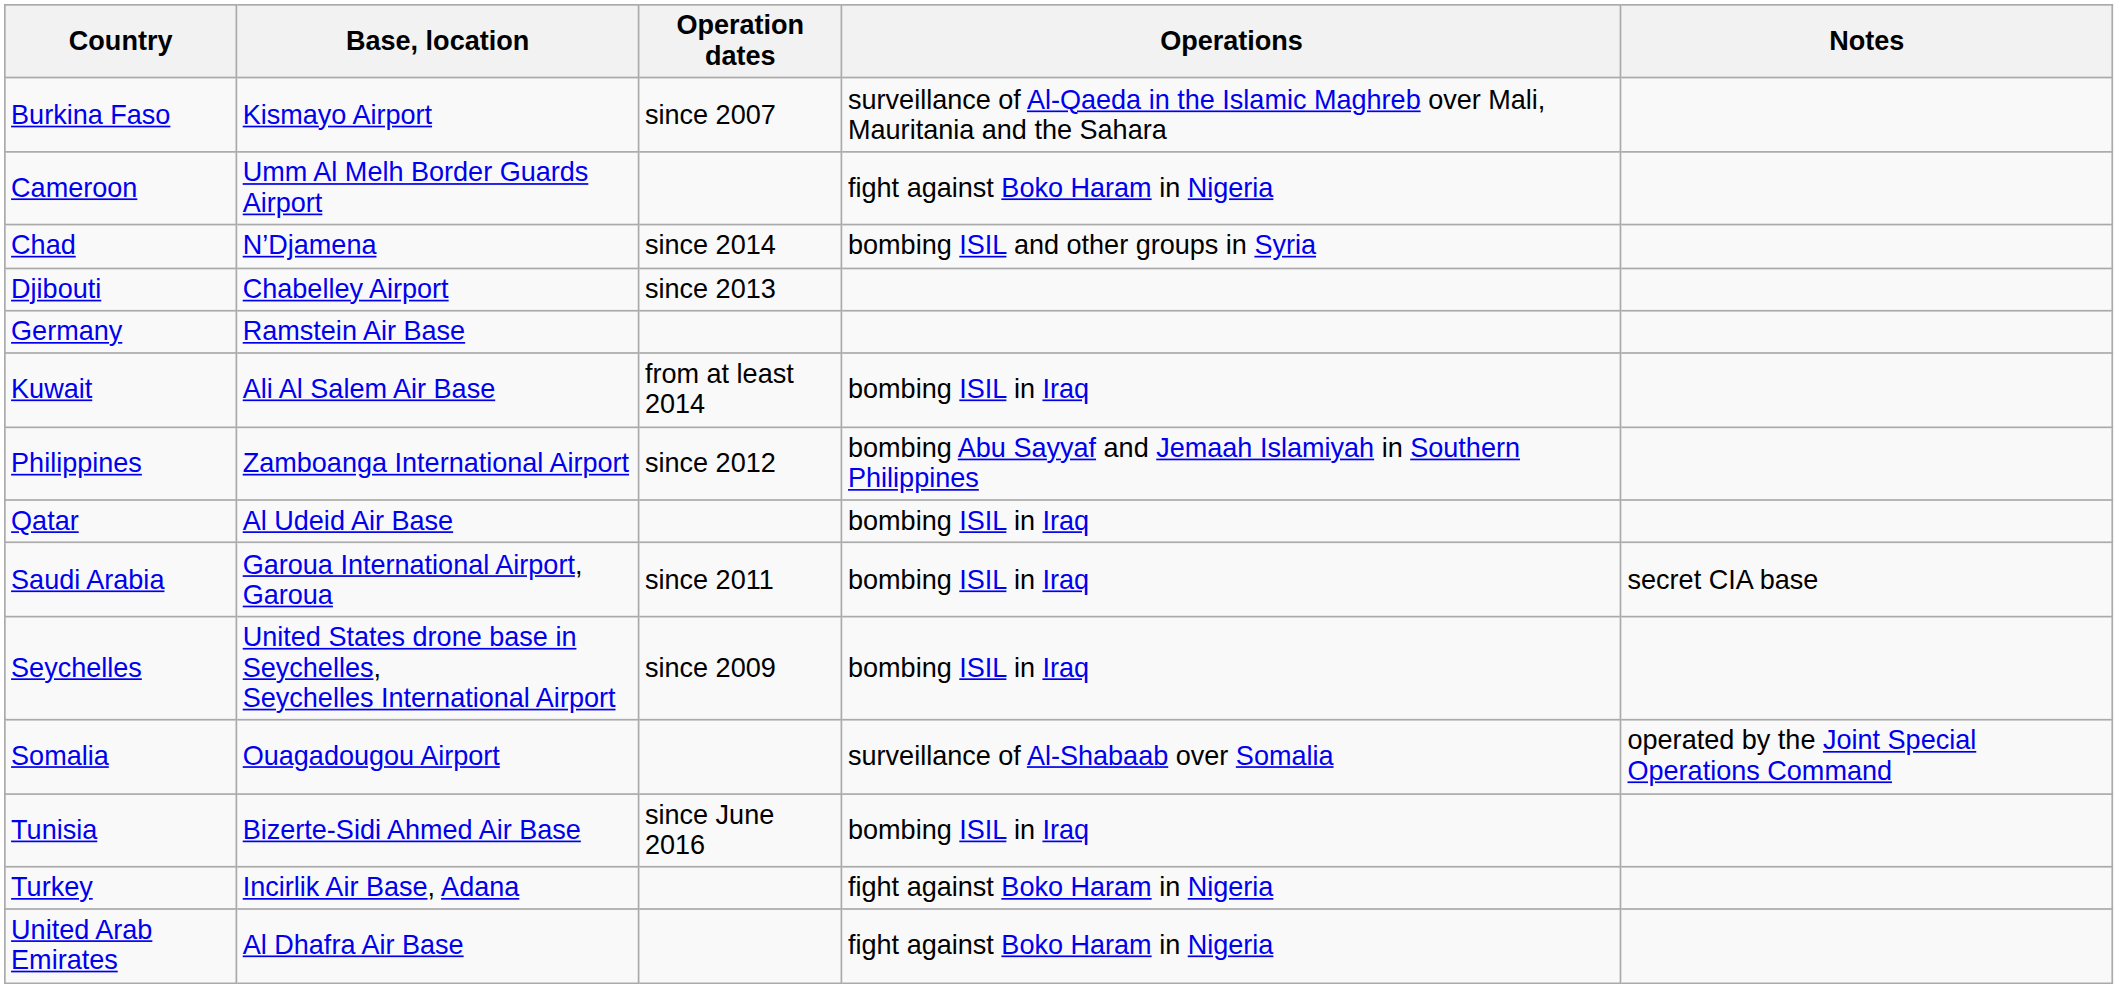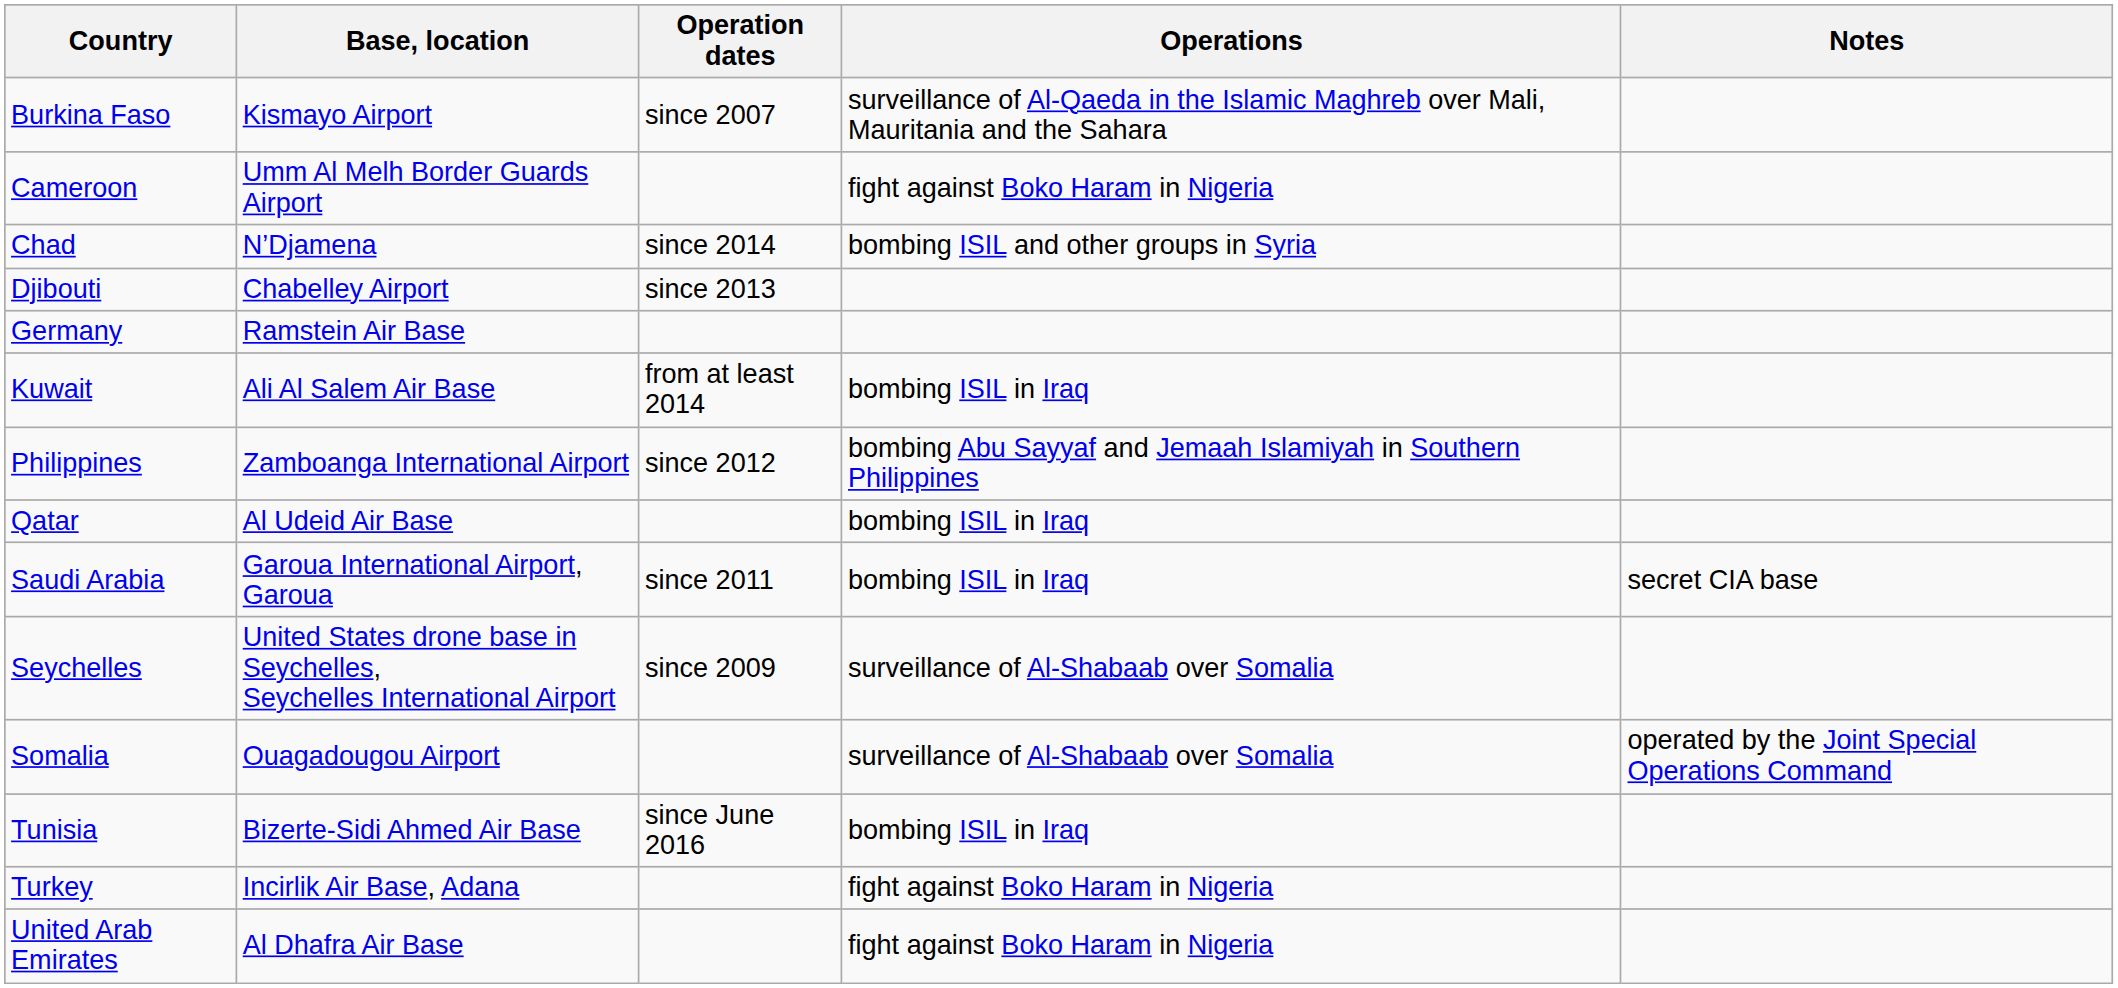(969, 667) bombing ISIL in Iraq -> (1091, 667) surveillance of Al-Shabaab over Somalia
